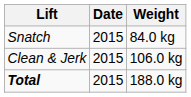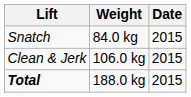columns swapped: (156, 15) <-> (108, 15)
